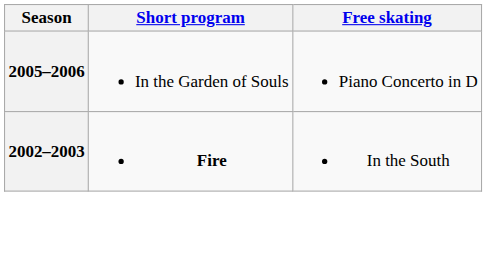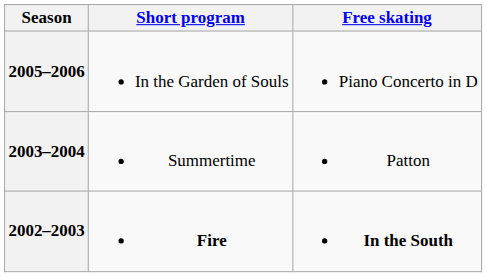+ row: (47, 151)
(387, 161) normal -> (387, 241) bold
